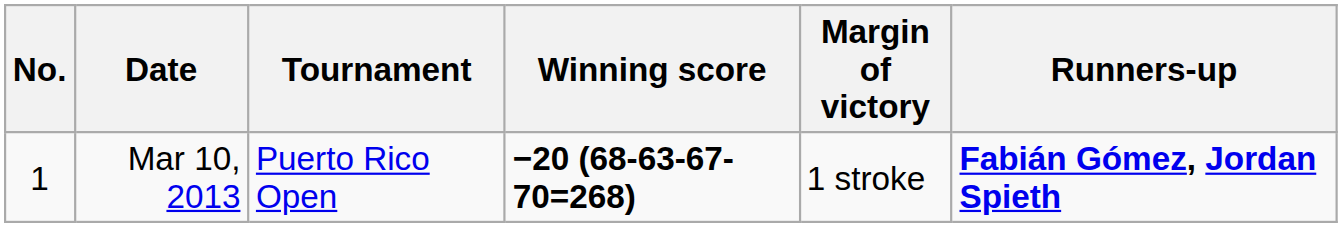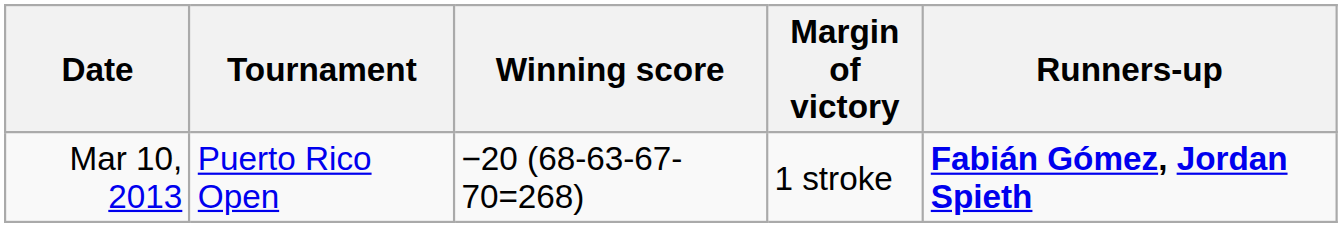- column: (40, 69)
(623, 177) bold -> (572, 177) normal
